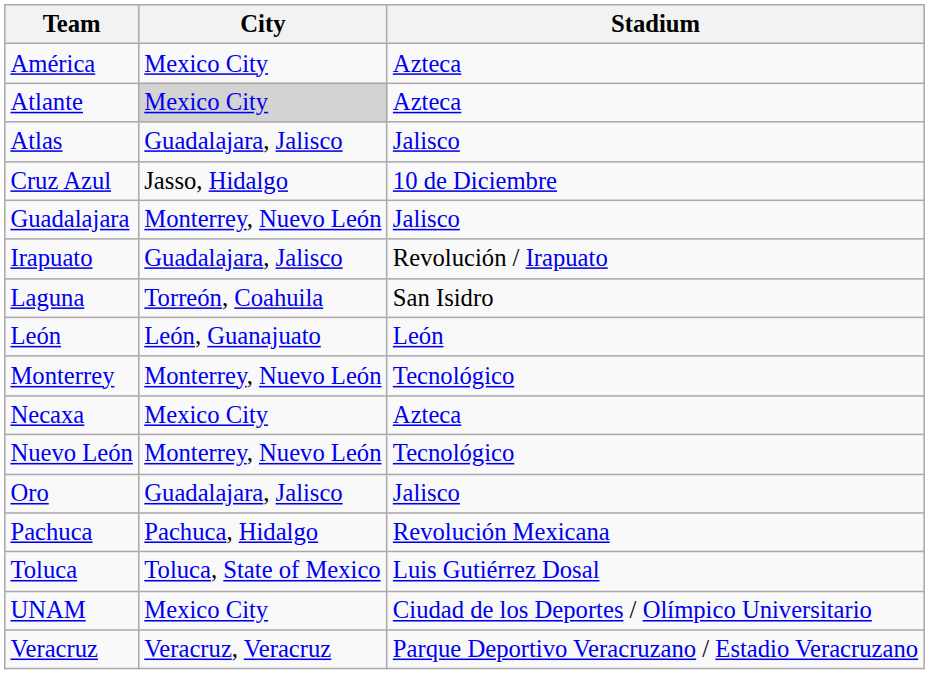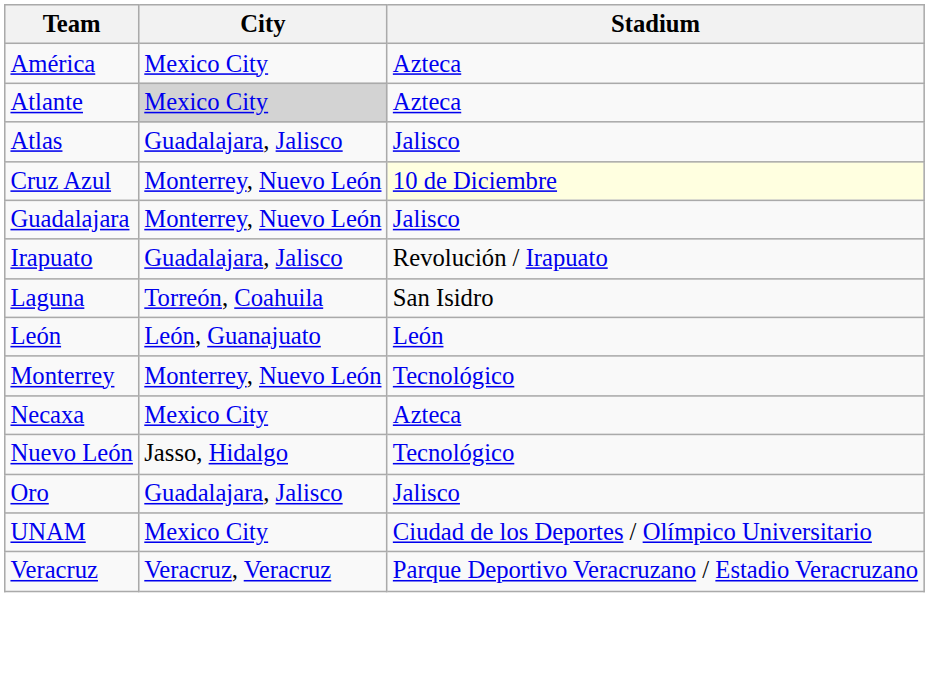(216, 180) Jasso, Hidalgo -> (263, 180) Monterrey, Nuevo León
(475, 180) no background -> (475, 180) lightyellow background
(263, 453) Monterrey, Nuevo León -> (216, 453) Jasso, Hidalgo
- row: (51, 532)
- row: (44, 571)
